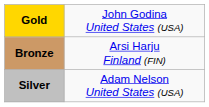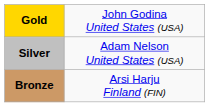rows swapped: (34, 85) <-> (34, 52)
